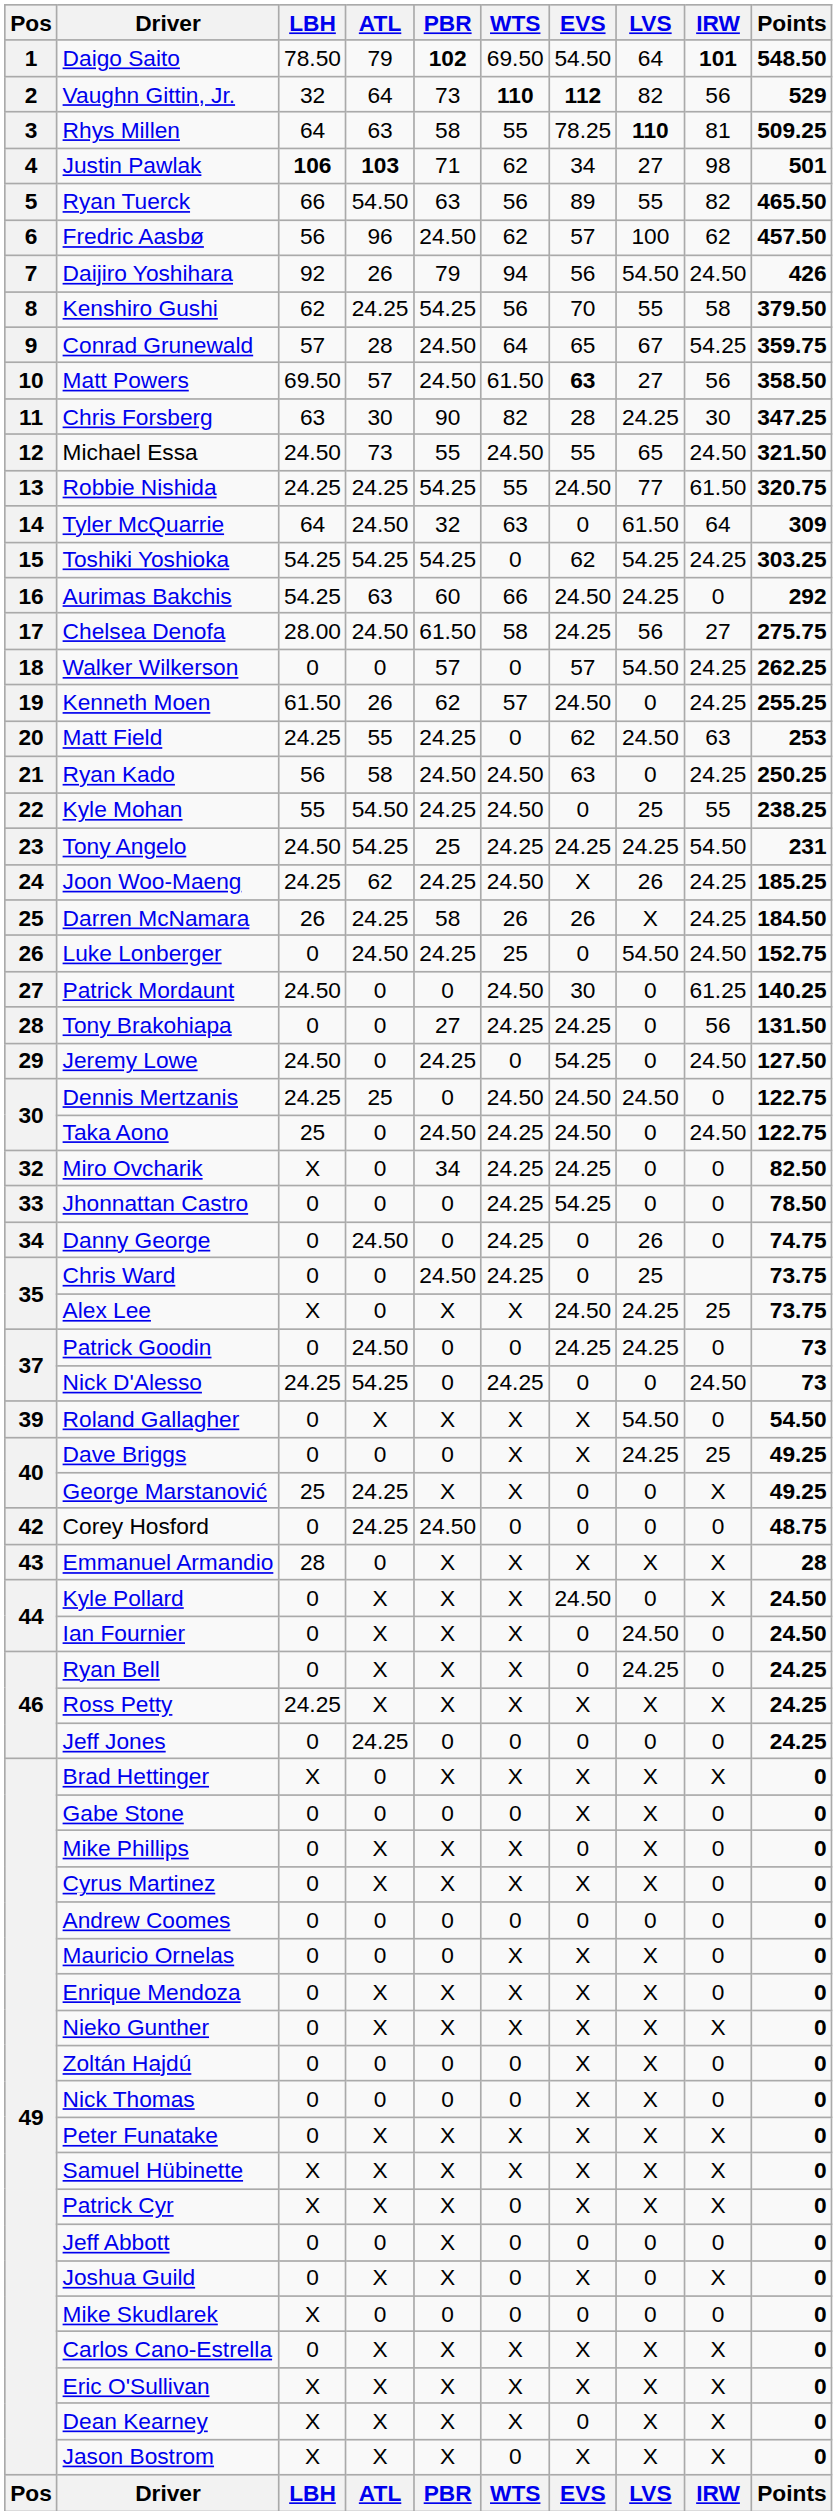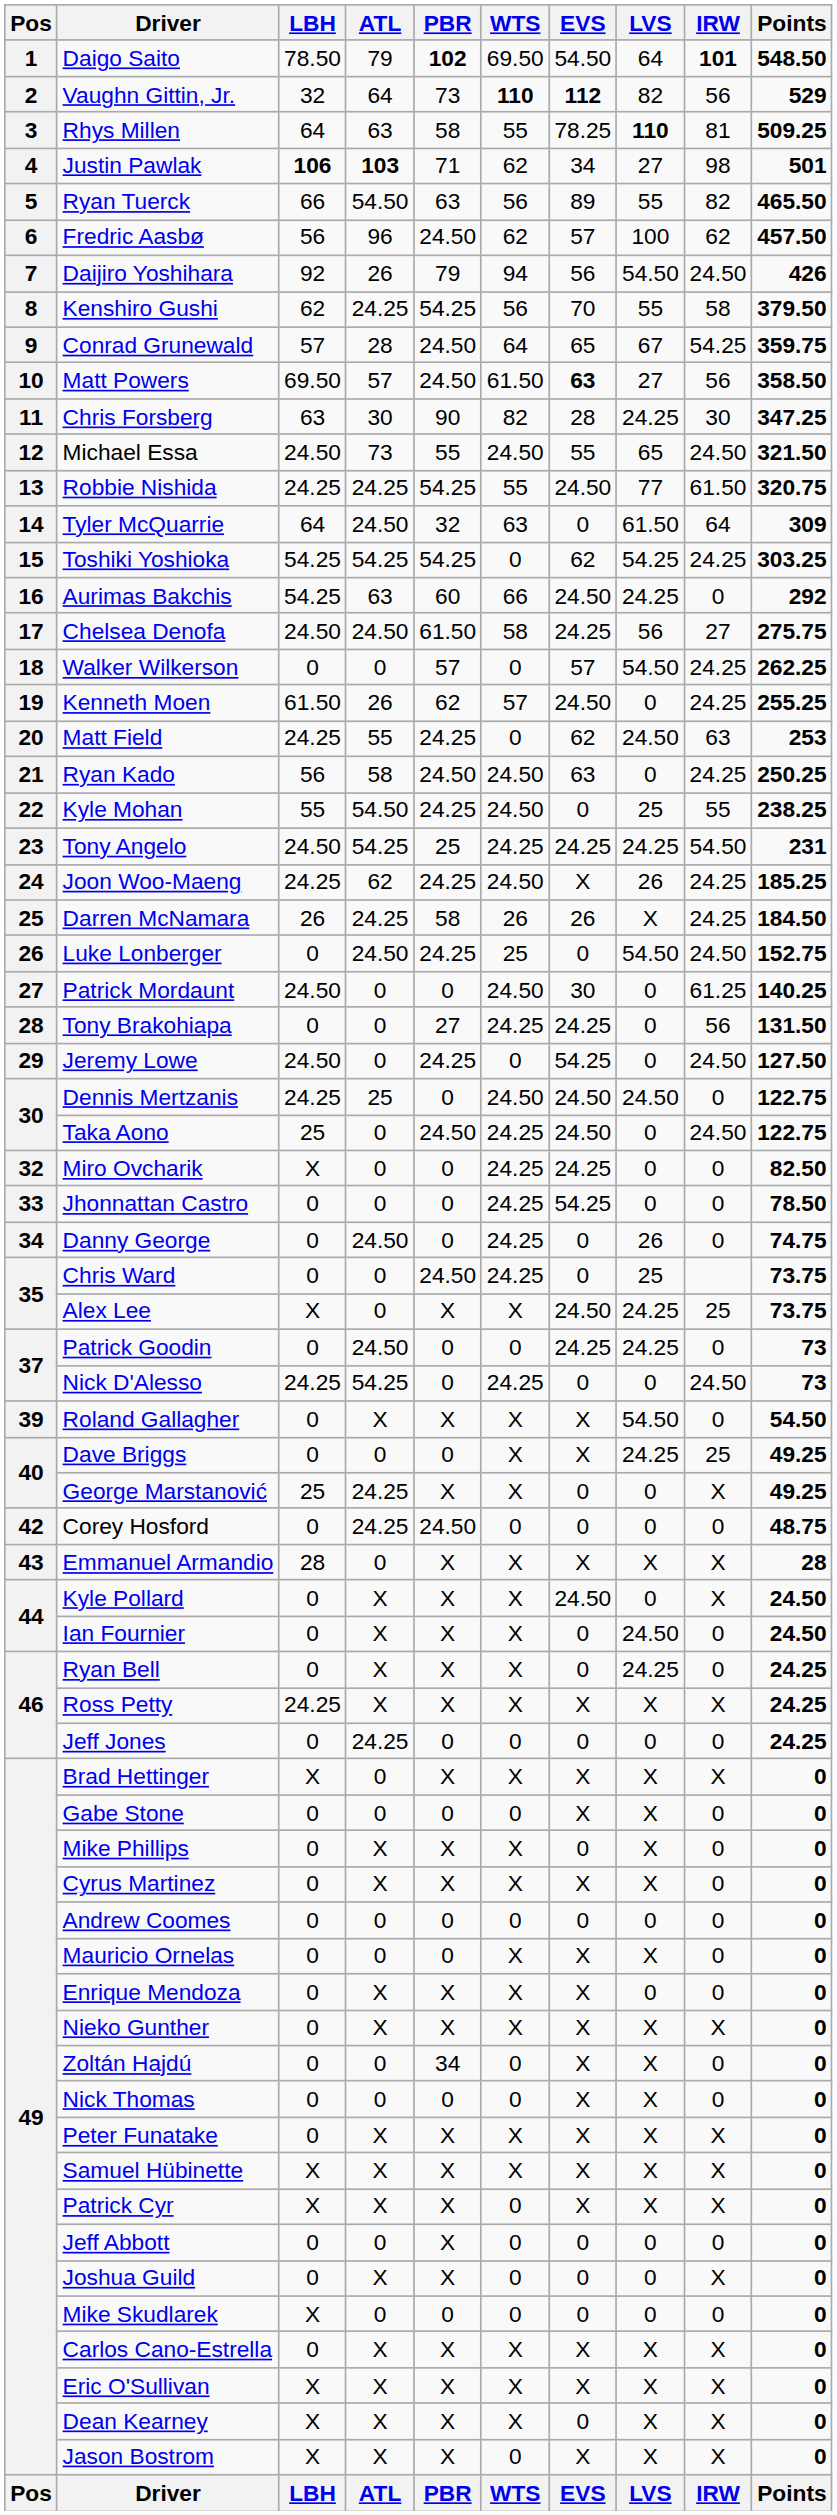(313, 631) 28.00 -> (313, 631) 24.50
(448, 1168) 34 -> (448, 1168) 0
(650, 1991) X -> (650, 1991) 0
(448, 2063) 0 -> (448, 2063) 34
(583, 2278) X -> (583, 2278) 0
